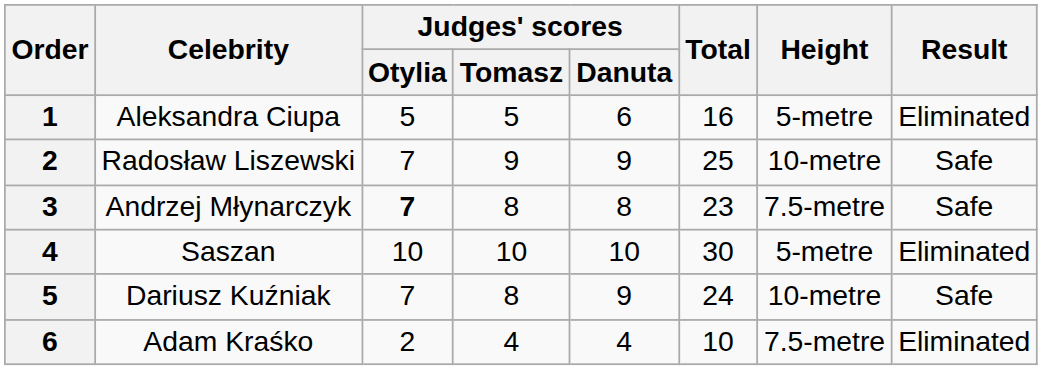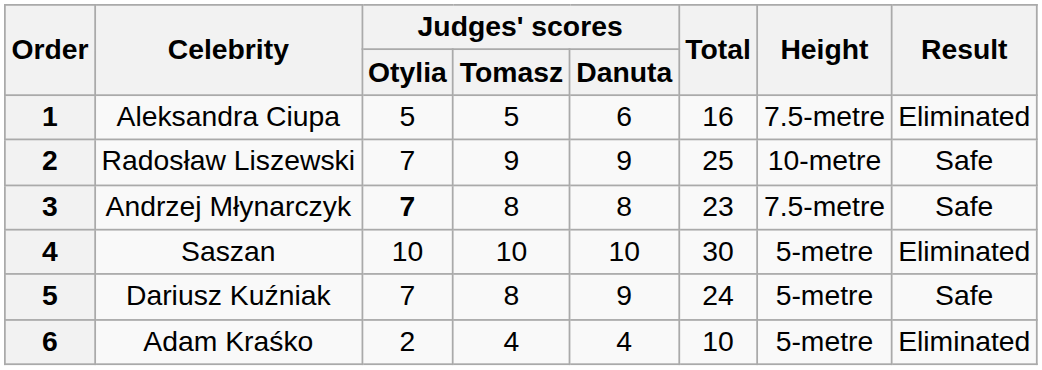(824, 116) 5-metre -> (824, 116) 7.5-metre
(824, 296) 10-metre -> (824, 296) 5-metre
(824, 341) 7.5-metre -> (824, 341) 5-metre
